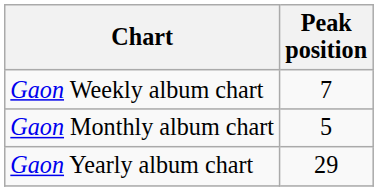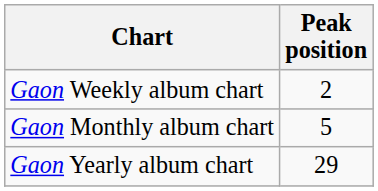(326, 89) 7 -> (326, 89) 2
